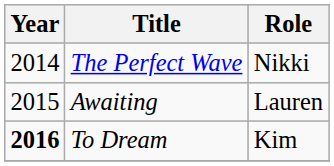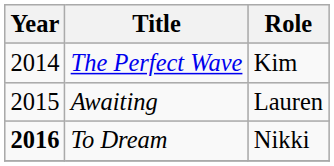(282, 62) Nikki -> (275, 62) Kim
(275, 140) Kim -> (282, 140) Nikki
